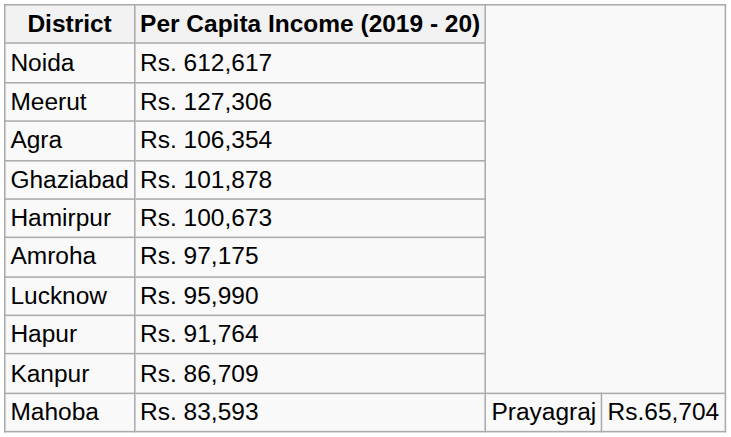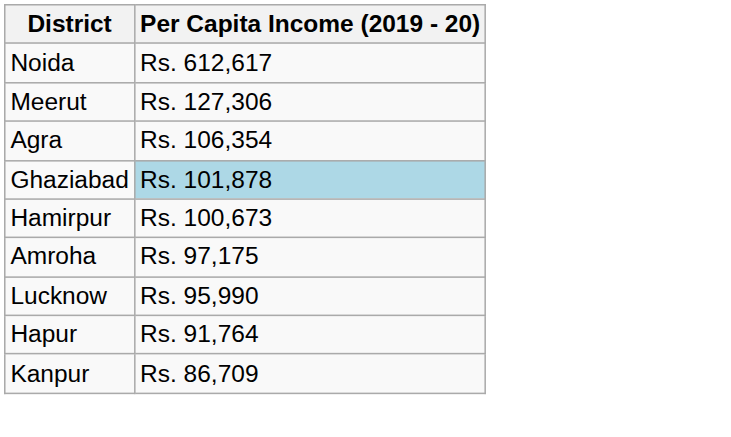(206, 179) no background -> (206, 179) lightblue background
- row: (55, 412)
